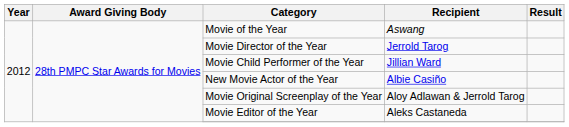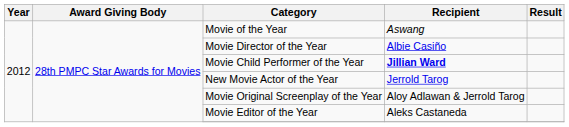(418, 46) Jerrold Tarog -> (417, 46) Albie Casiño
(414, 63) normal -> (416, 63) bold
(417, 79) Albie Casiño -> (418, 79) Jerrold Tarog
